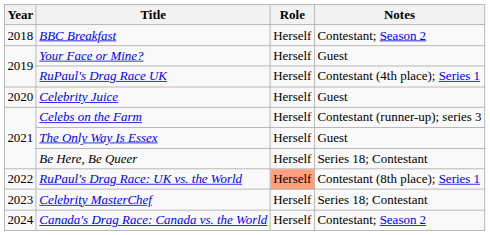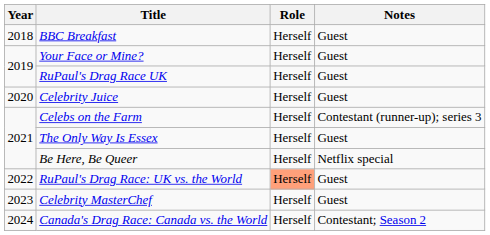(372, 35) Contestant; Season 2 -> (332, 35) Guest
(399, 76) Contestant (4th place); Series 1 -> (332, 76) Guest
(372, 158) Series 18; Contestant -> (355, 158) Netflix special
(399, 179) Contestant (8th place); Series 1 -> (332, 179) Guest
(372, 199) Series 18; Contestant -> (332, 199) Guest
